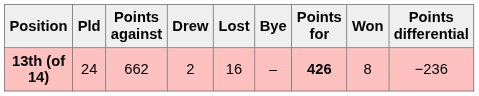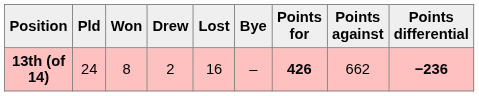columns swapped: (368, 26) <-> (136, 26)
(431, 69) normal -> (431, 69) bold
